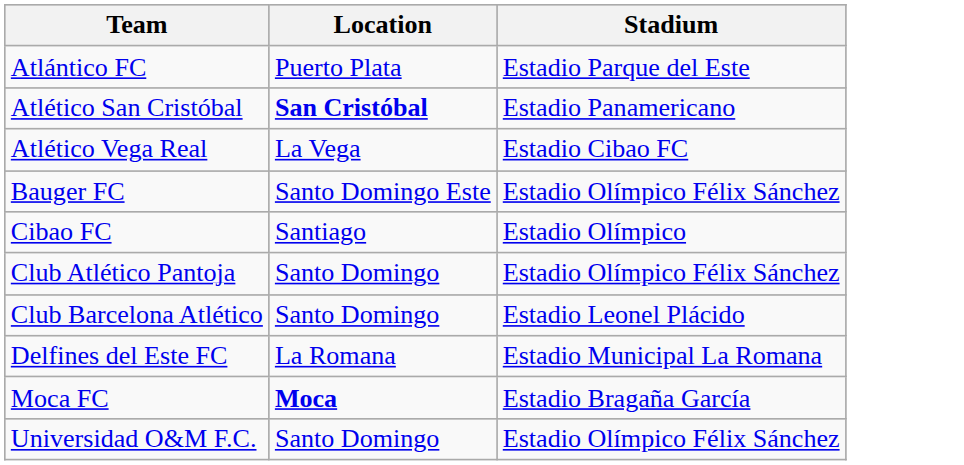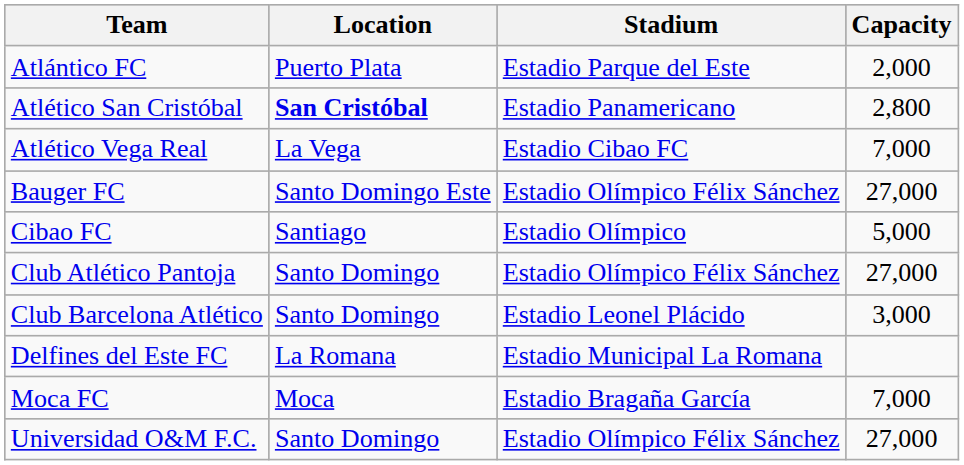+ column: (902, 25)
(306, 397) bold -> (305, 397) normal
